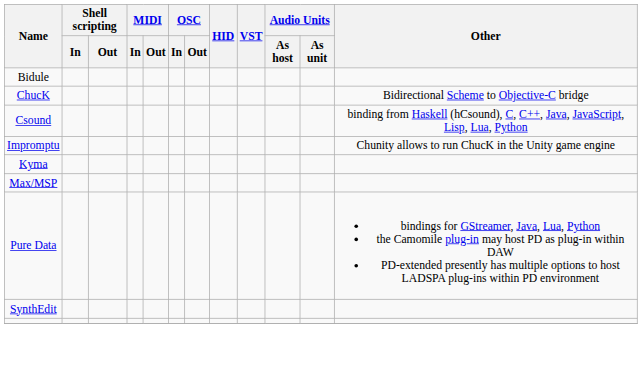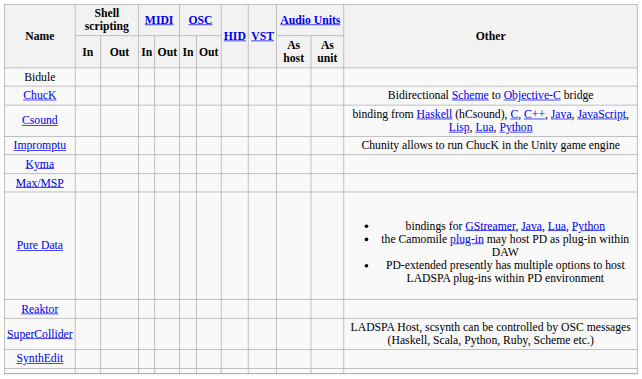+ row: (40, 308)
+ row: (40, 334)
